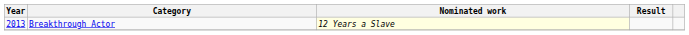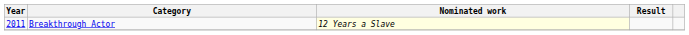(16, 24) 2013 -> (16, 24) 2011
